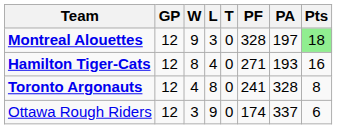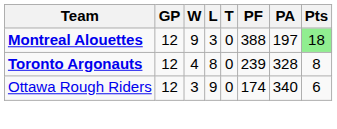(253, 40) 328 -> (253, 40) 388
- row: (79, 64)
(253, 87) 241 -> (253, 64) 239
(285, 111) 337 -> (285, 87) 340
